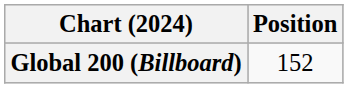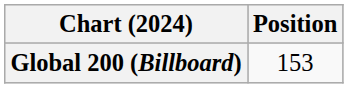(295, 62) 152 -> (295, 62) 153
